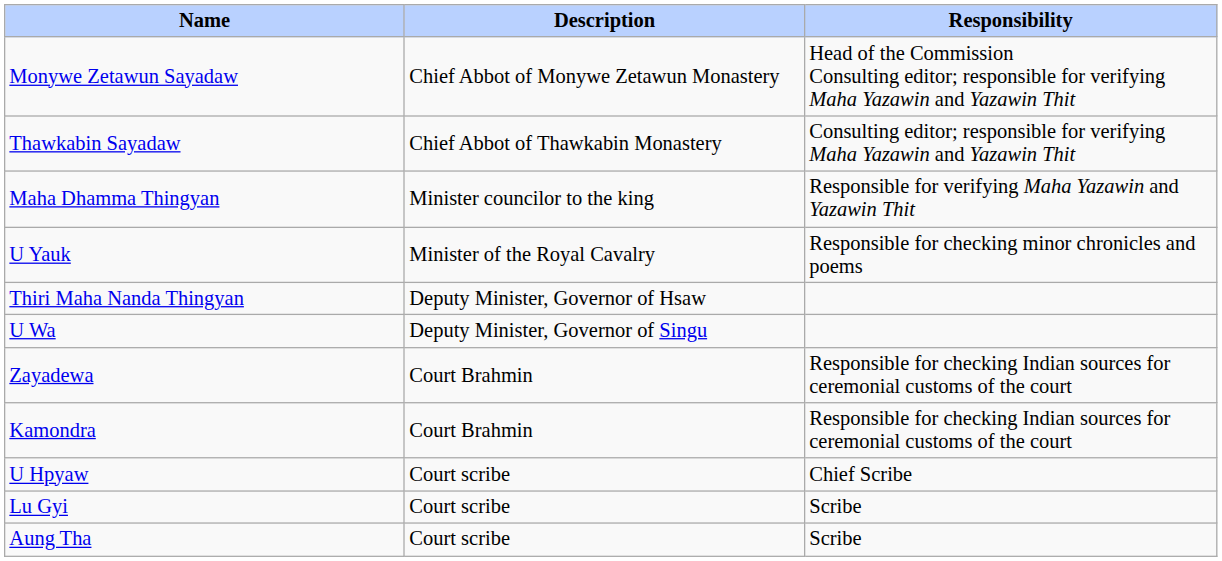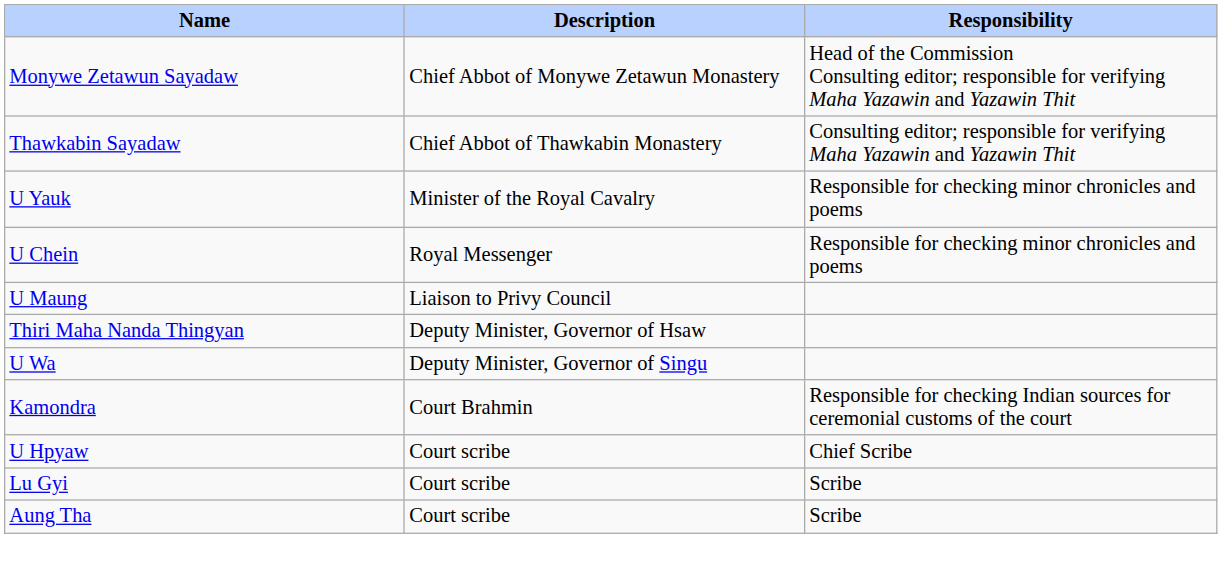- row: (114, 198)
+ row: (44, 254)
+ row: (48, 298)
- row: (51, 374)
